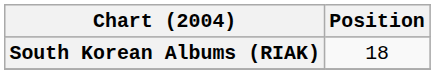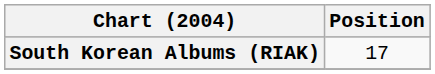(377, 53) 18 -> (377, 53) 17
